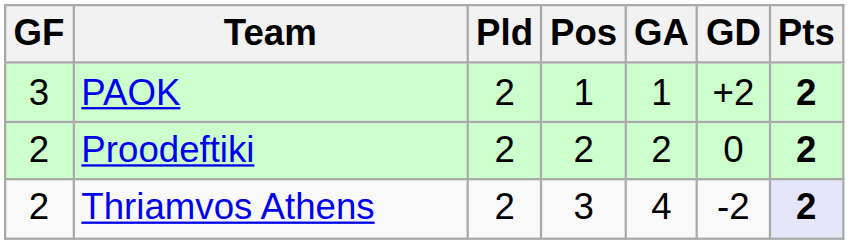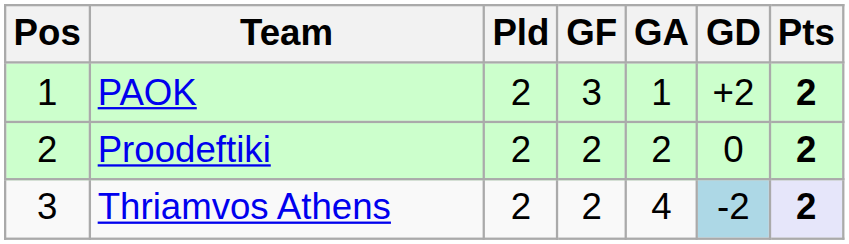columns swapped: (584, 33) <-> (39, 33)
(733, 207) no background -> (733, 207) lightblue background
